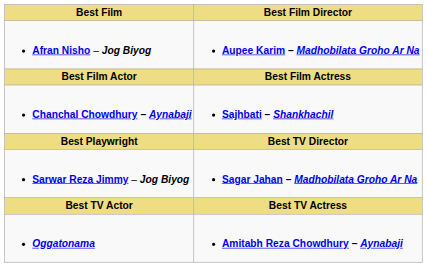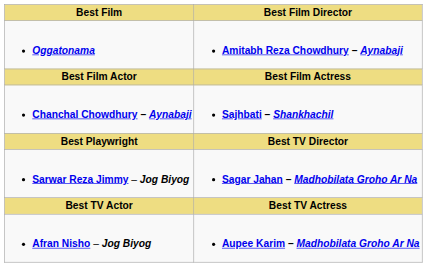rows swapped: (99, 244) <-> (99, 50)
